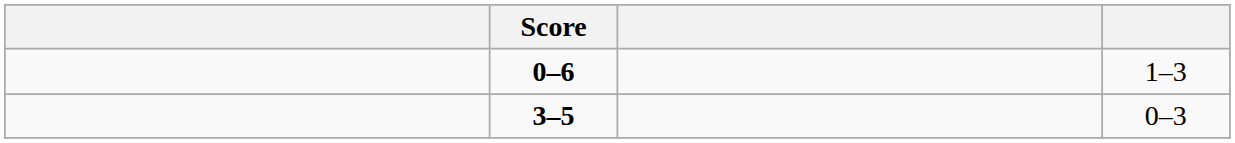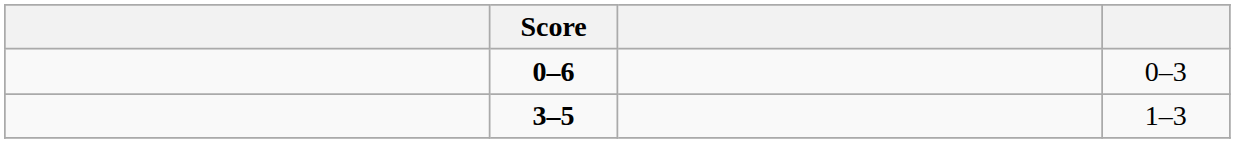(1166, 71) 1–3 -> (1166, 71) 0–3
(1166, 115) 0–3 -> (1166, 115) 1–3
